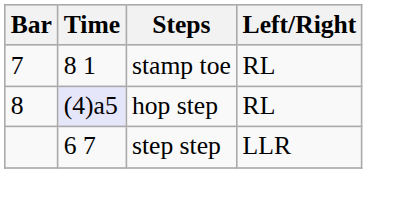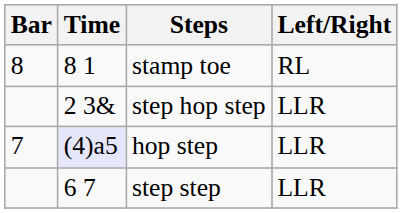(17, 65) 7 -> (17, 65) 8
+ row: (199, 106)
(17, 106) 8 -> (17, 146) 7
(259, 106) RL -> (302, 146) LLR
